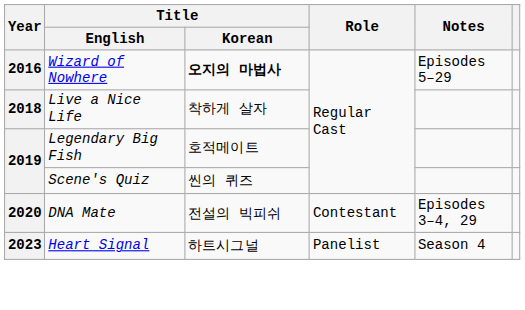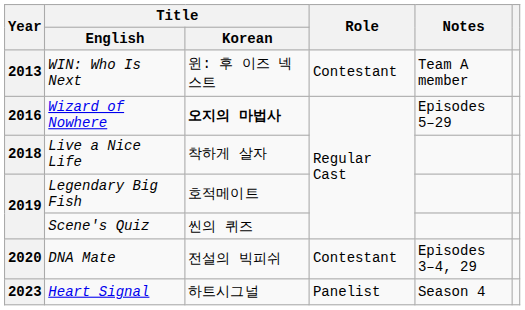+ row: (95, 73)
